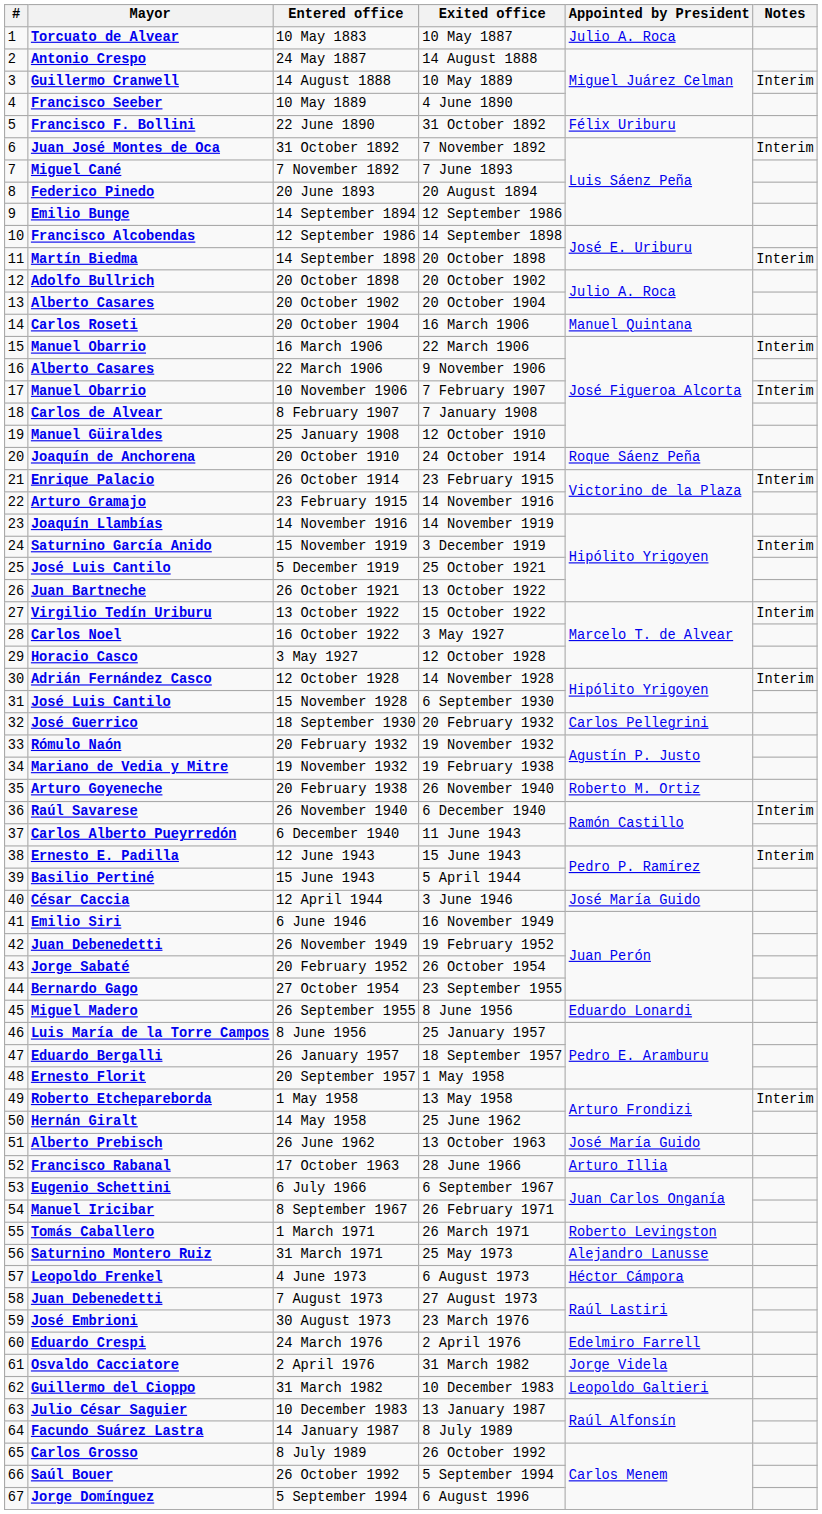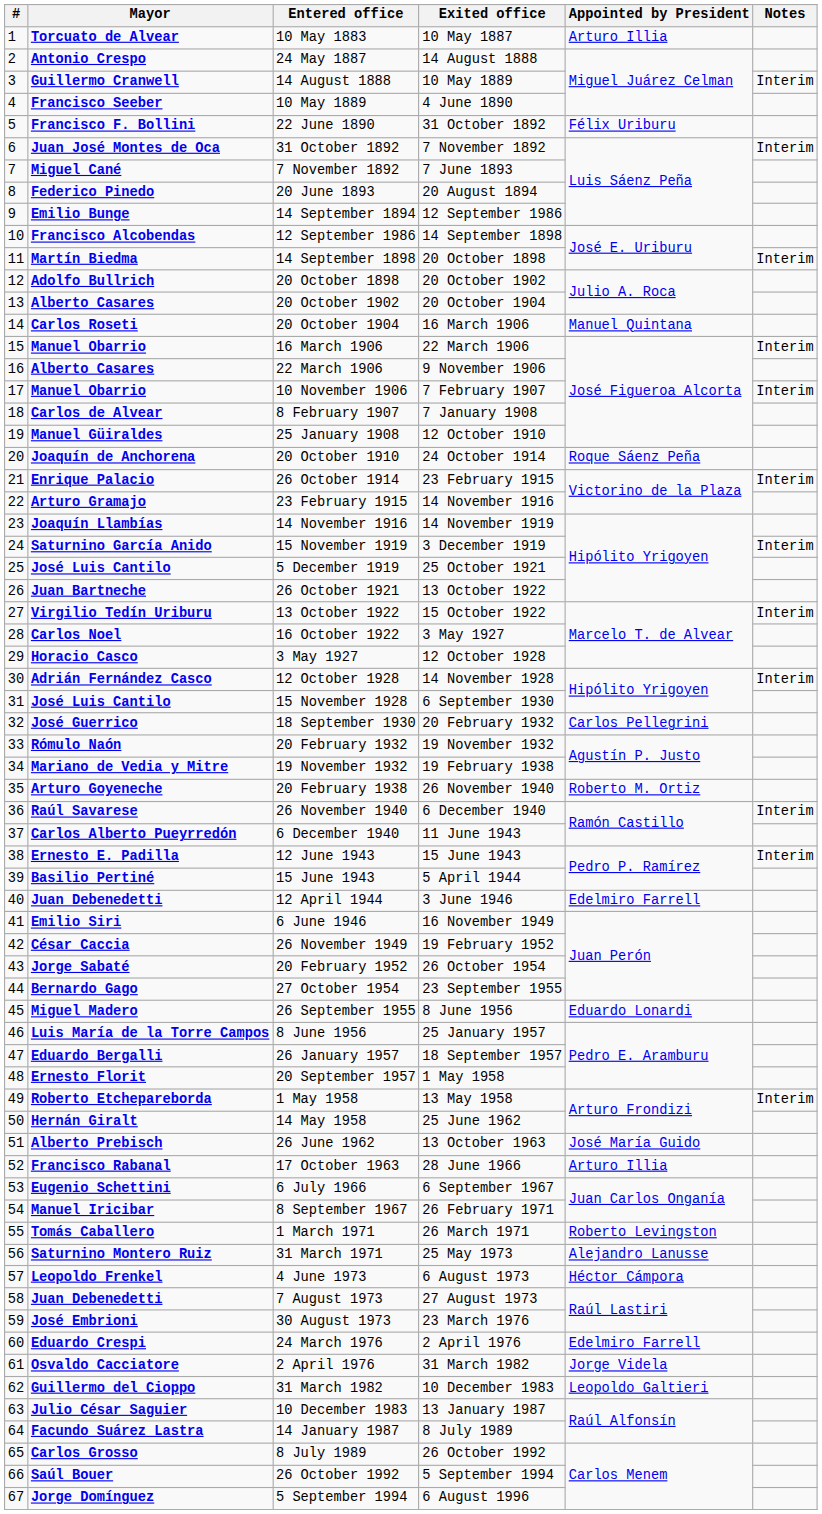(622, 38) Julio A. Roca -> (618, 38) Arturo Illia
(80, 901) César Caccia -> (97, 901) Juan Debenedetti
(634, 901) José María Guido -> (634, 901) Edelmiro Farrell
(97, 945) Juan Debenedetti -> (80, 945) César Caccia
